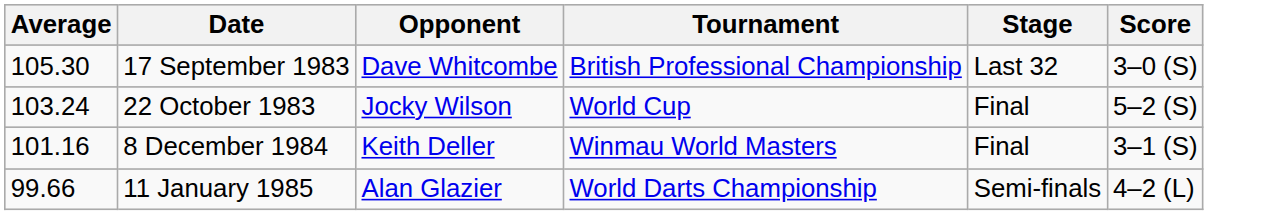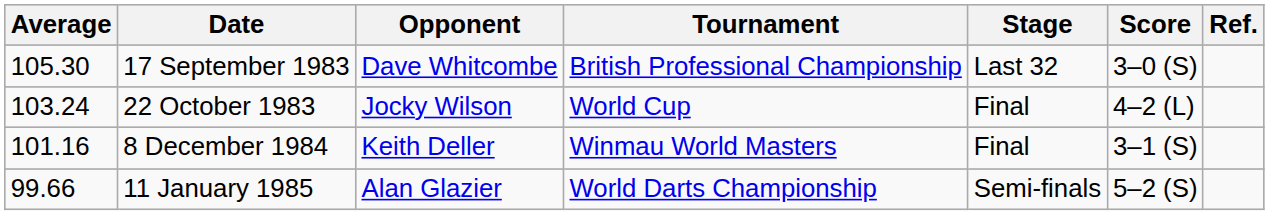+ column: (1234, 24)
(1155, 106) 5–2 (S) -> (1154, 106) 4–2 (L)
(1154, 188) 4–2 (L) -> (1155, 188) 5–2 (S)
